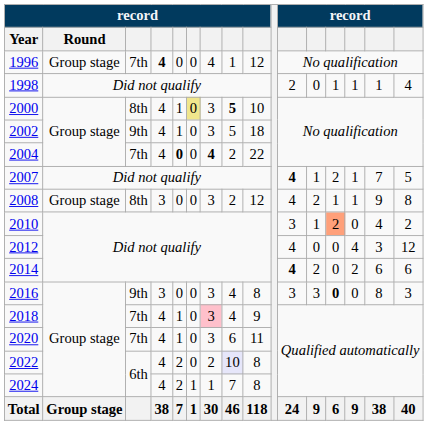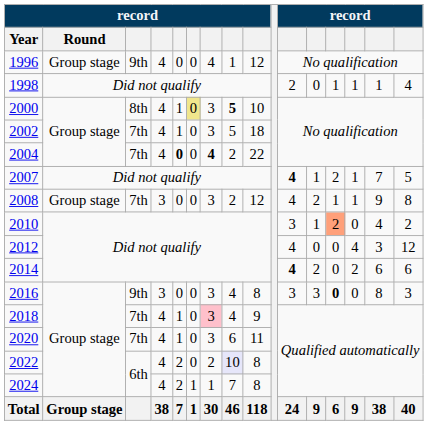(139, 62) 7th -> (139, 62) 9th
(162, 62) bold -> (162, 62) normal
(139, 131) 9th -> (139, 131) 7th
(139, 200) 8th -> (139, 200) 7th
